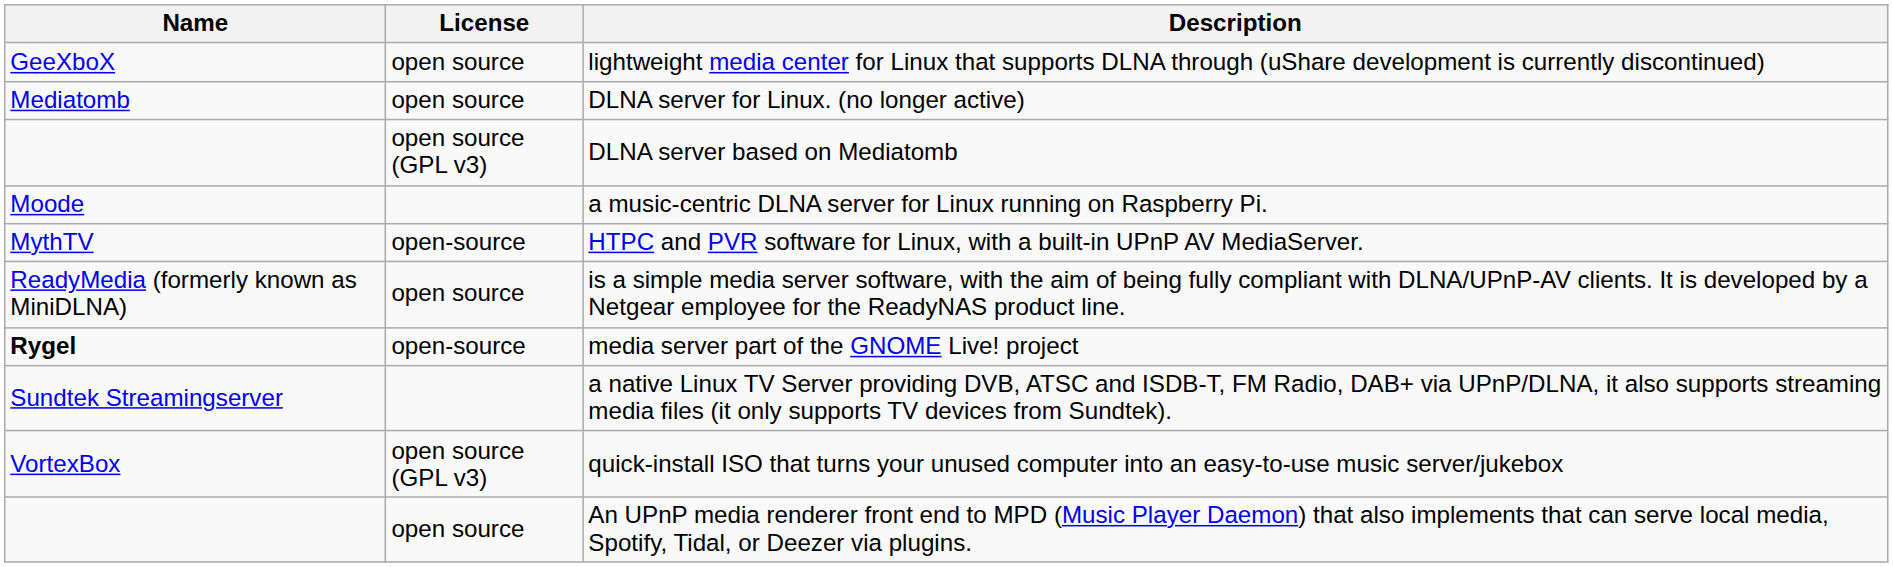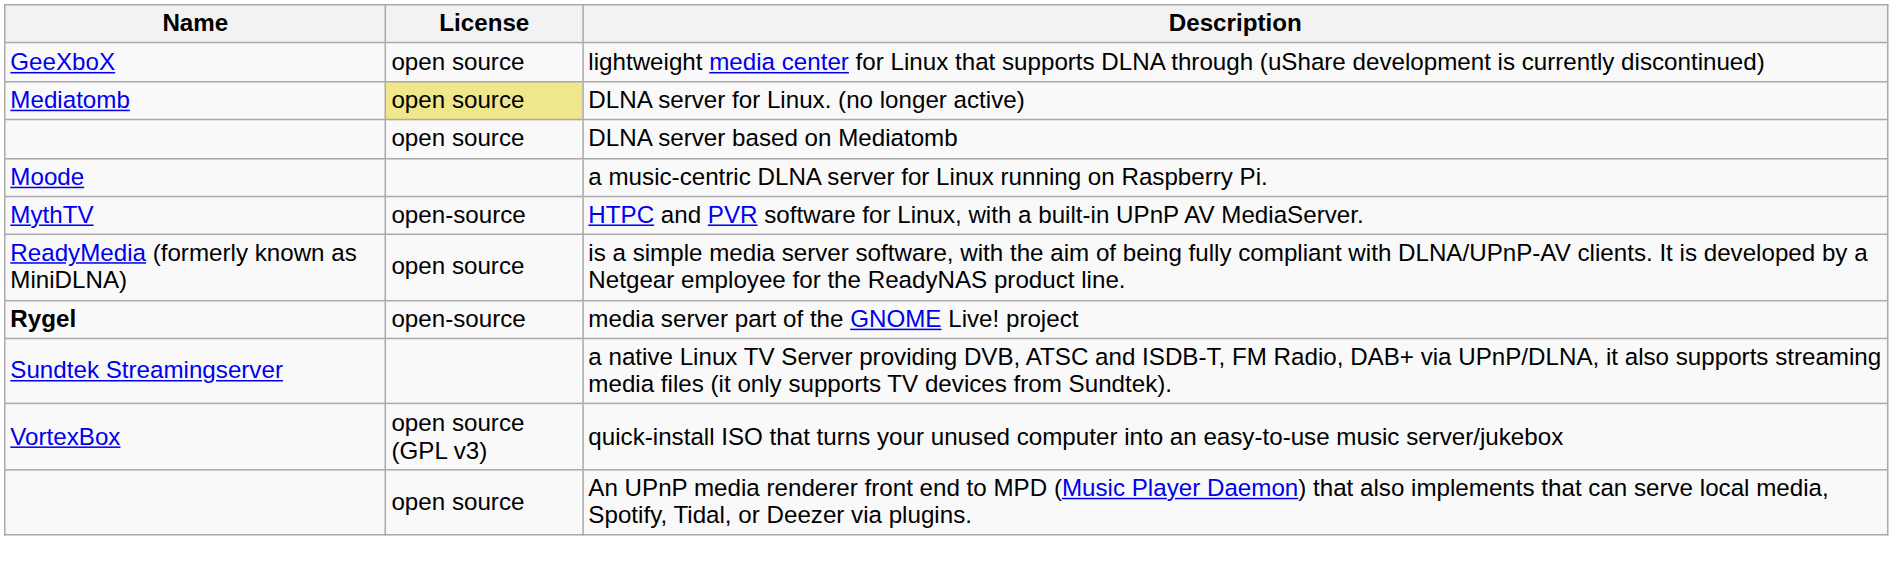(458, 100) no background -> (458, 100) khaki background
(458, 152) open source (GPL v3) -> (458, 138) open source
